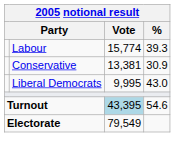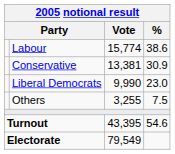(157, 48) 39.3 -> (157, 48) 38.6
(127, 83) 9,995 -> (127, 83) 9,990
(157, 83) 43.0 -> (157, 83) 23.0
+ row: (29, 100)
(124, 105) lightblue background -> (124, 123) no background
